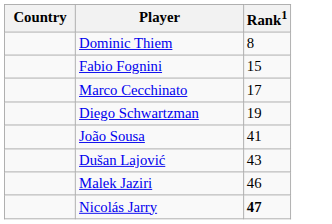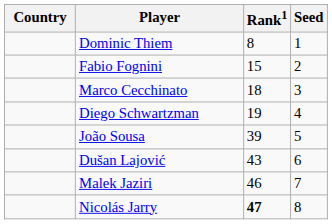+ column: (309, 18)
(254, 90) 17 -> (254, 90) 18
(254, 136) 41 -> (254, 136) 39
